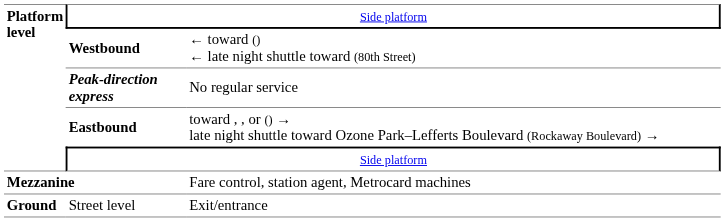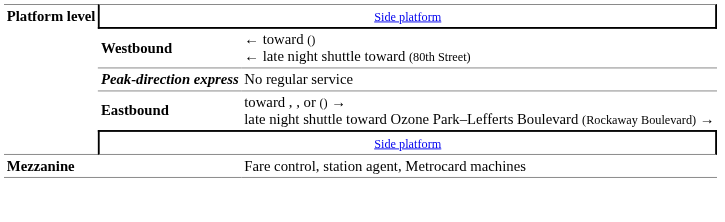- row: (102, 205)
